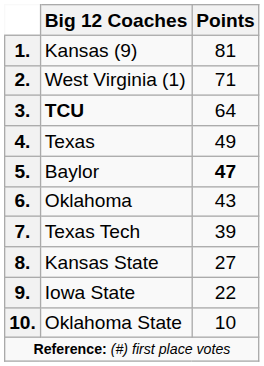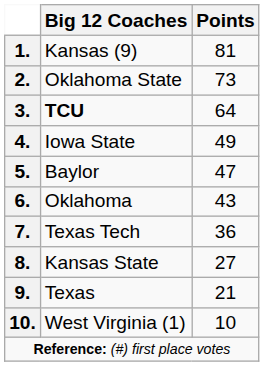(115, 81) West Virginia (1) -> (113, 81) Oklahoma State
(226, 81) 71 -> (226, 81) 73
(70, 141) Texas -> (90, 141) Iowa State
(226, 171) bold -> (226, 171) normal
(226, 232) 39 -> (226, 232) 36
(90, 293) Iowa State -> (70, 293) Texas
(226, 293) 22 -> (226, 293) 21
(113, 323) Oklahoma State -> (115, 323) West Virginia (1)
